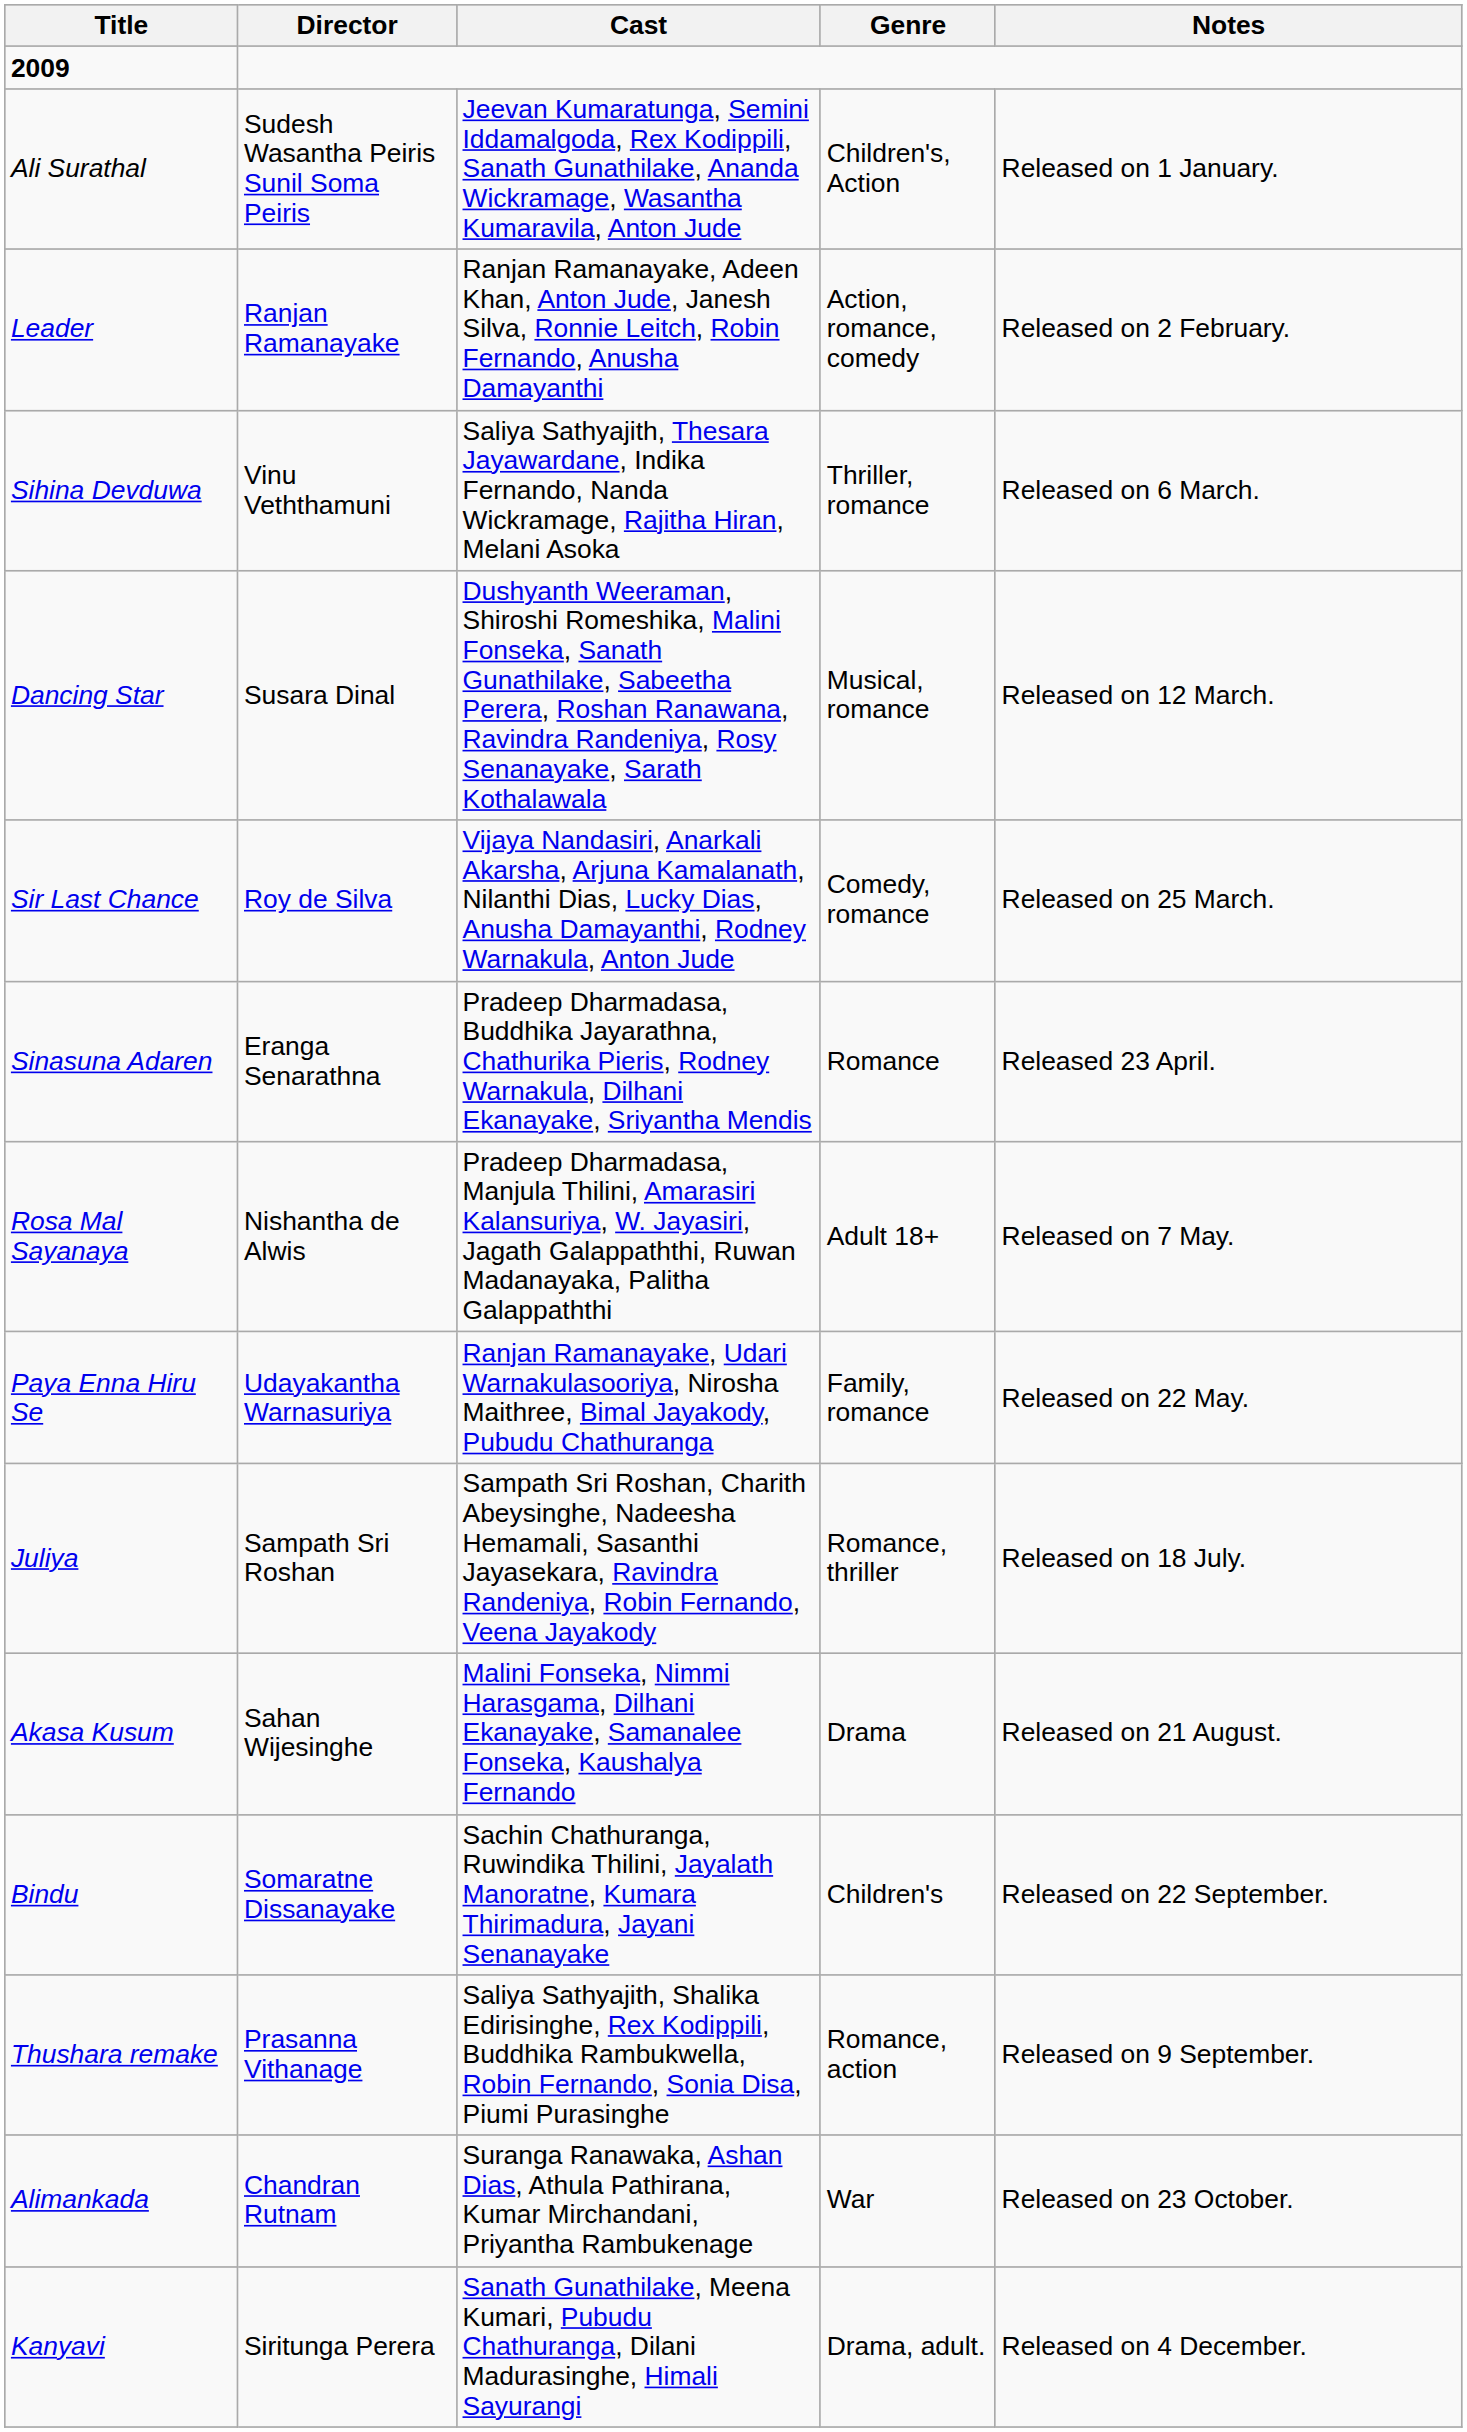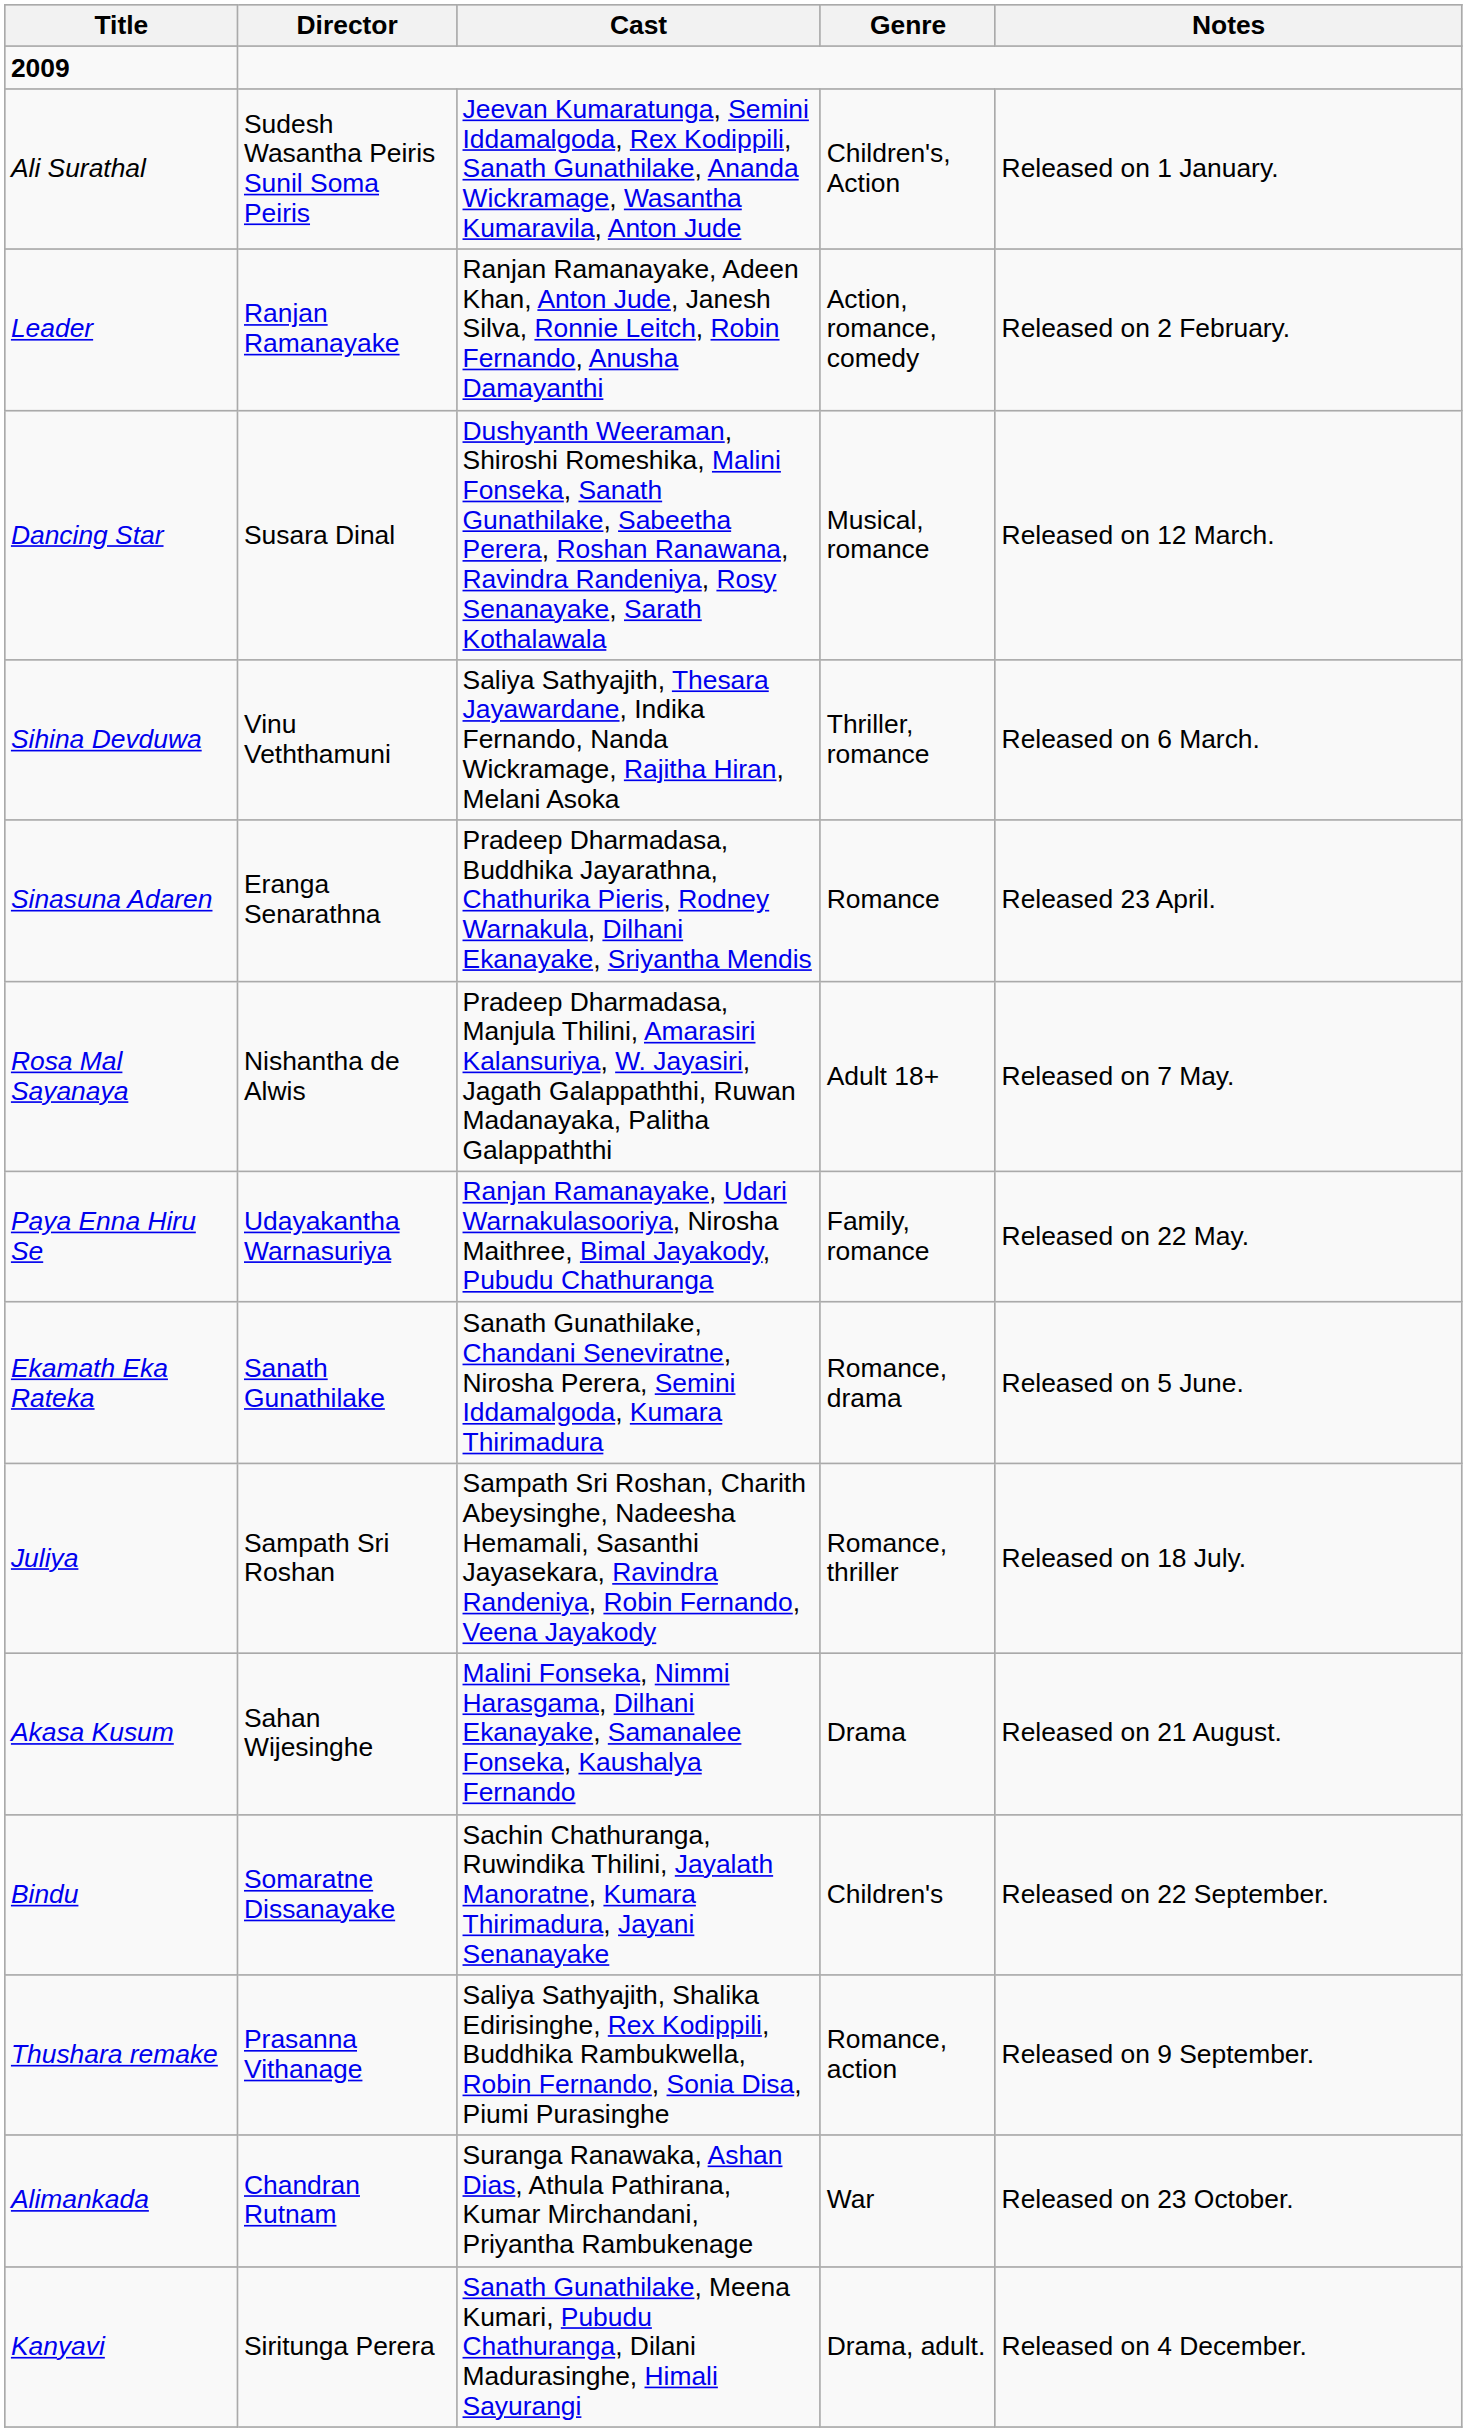rows swapped: (87, 695) <-> (106, 489)
- row: (105, 900)
+ row: (89, 1382)
